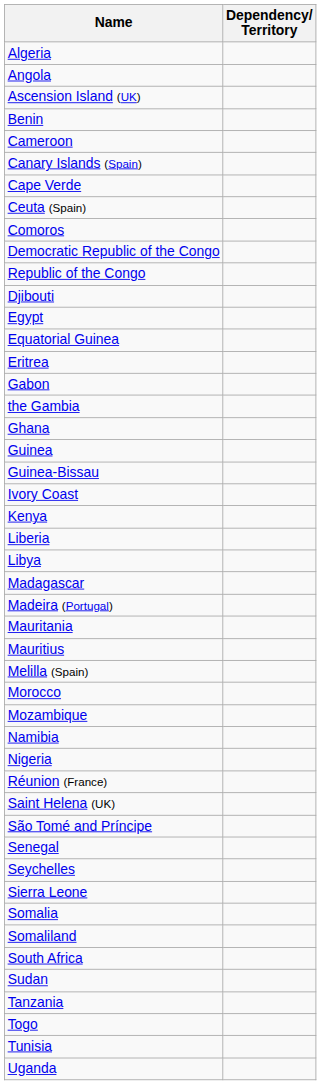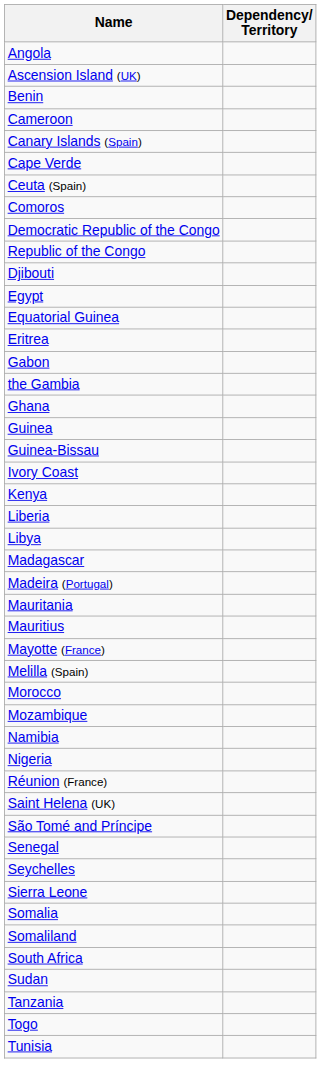- row: (29, 53)
+ row: (56, 649)
- row: (32, 1068)
